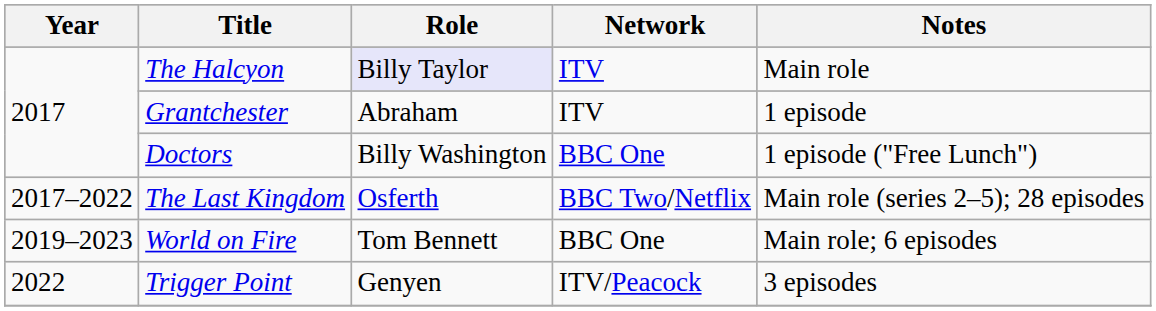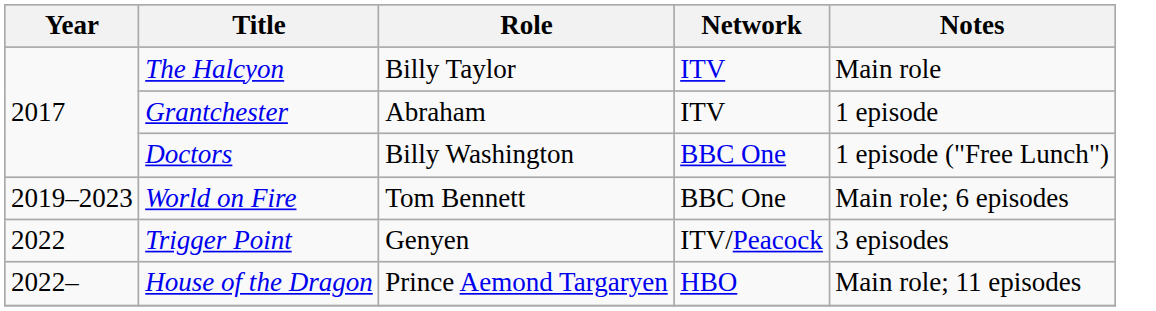(423, 68) lavender background -> (451, 68) no background
- row: (245, 197)
+ row: (259, 283)
